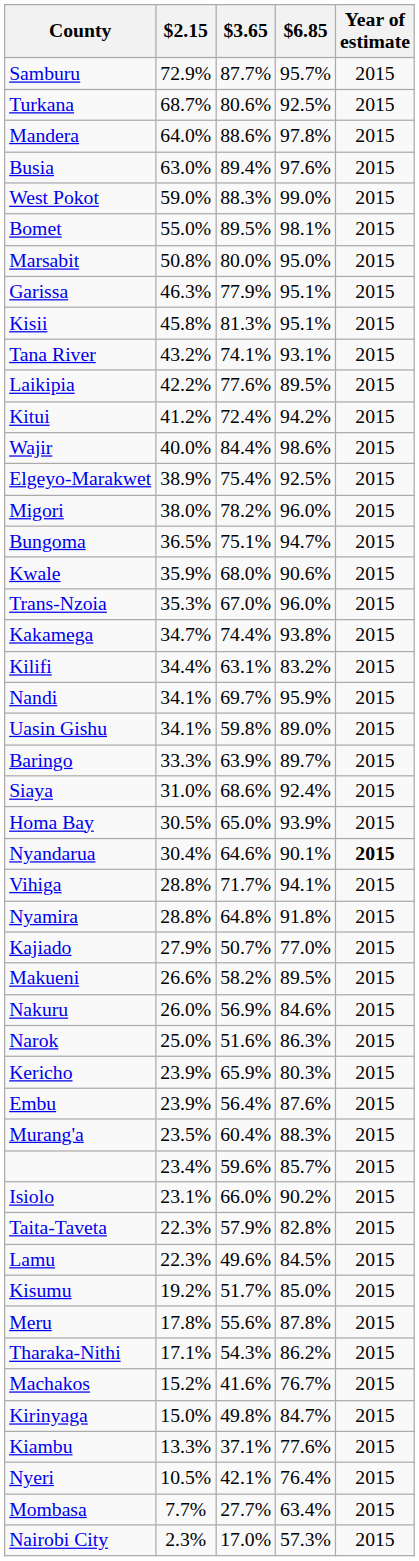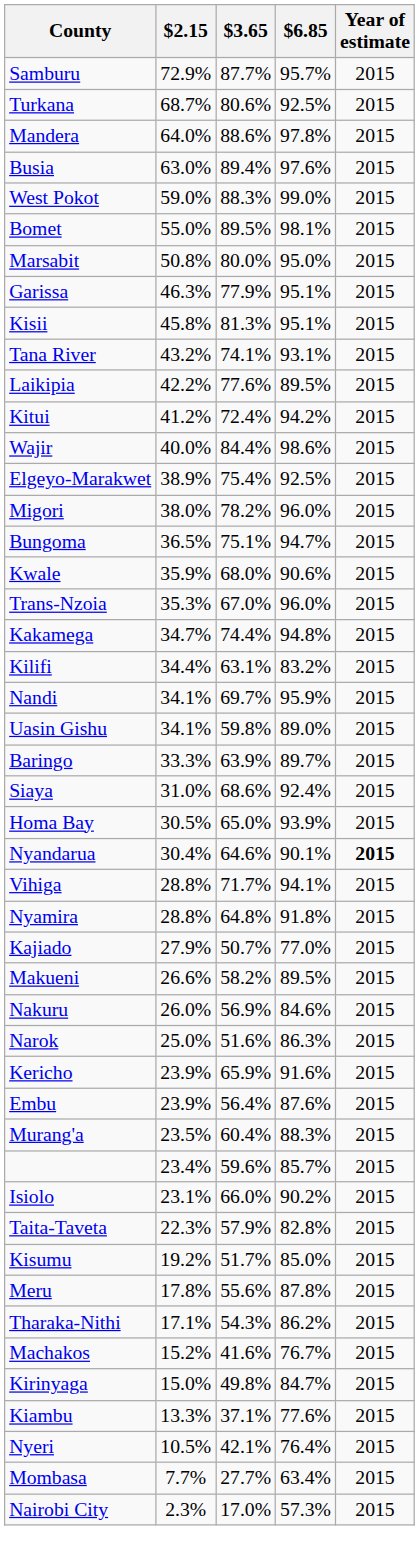(306, 635) 93.8% -> (306, 635) 94.8%
(306, 1072) 80.3% -> (306, 1072) 91.6%
- row: (32, 1259)
